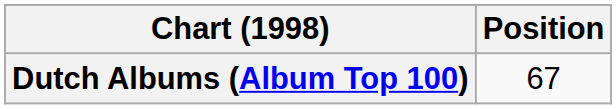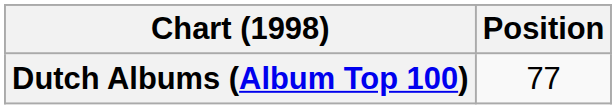(544, 77) 67 -> (544, 77) 77
